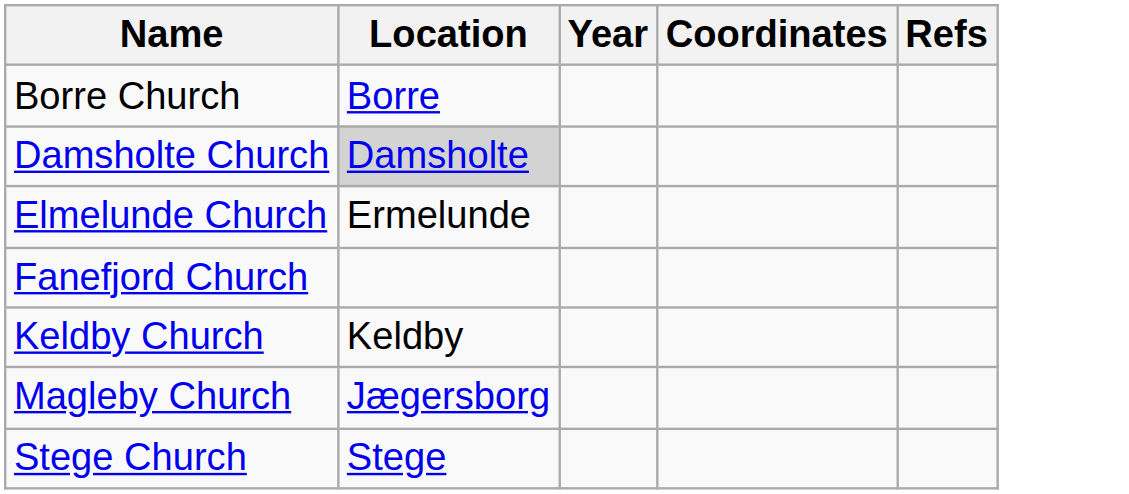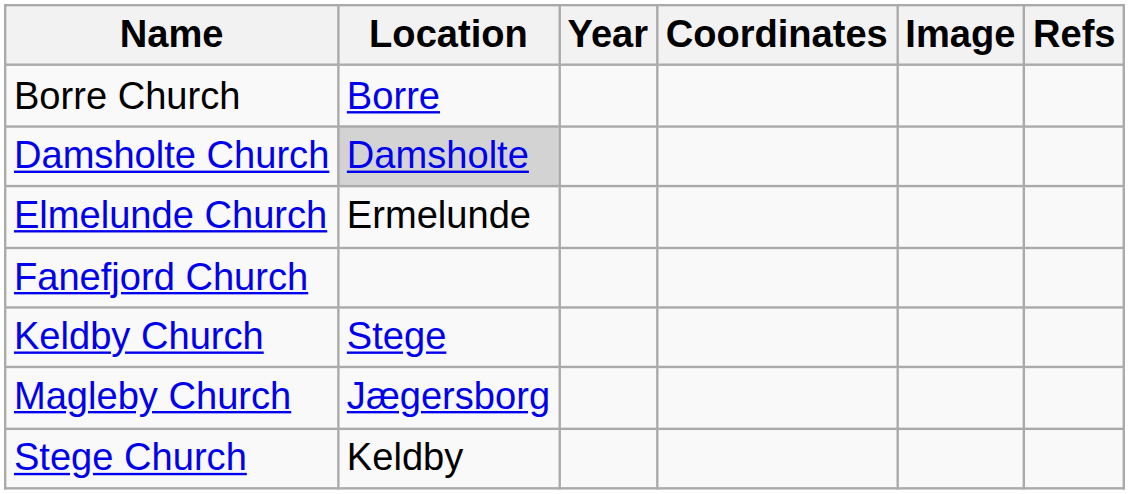+ column: (960, 34)
(405, 336) Keldby -> (397, 336) Stege
(397, 457) Stege -> (405, 457) Keldby
